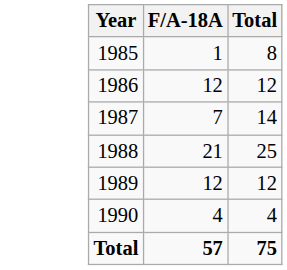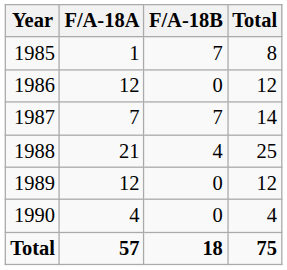+ column: (186, 20)
